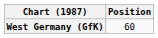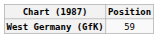(130, 26) 60 -> (130, 26) 59
